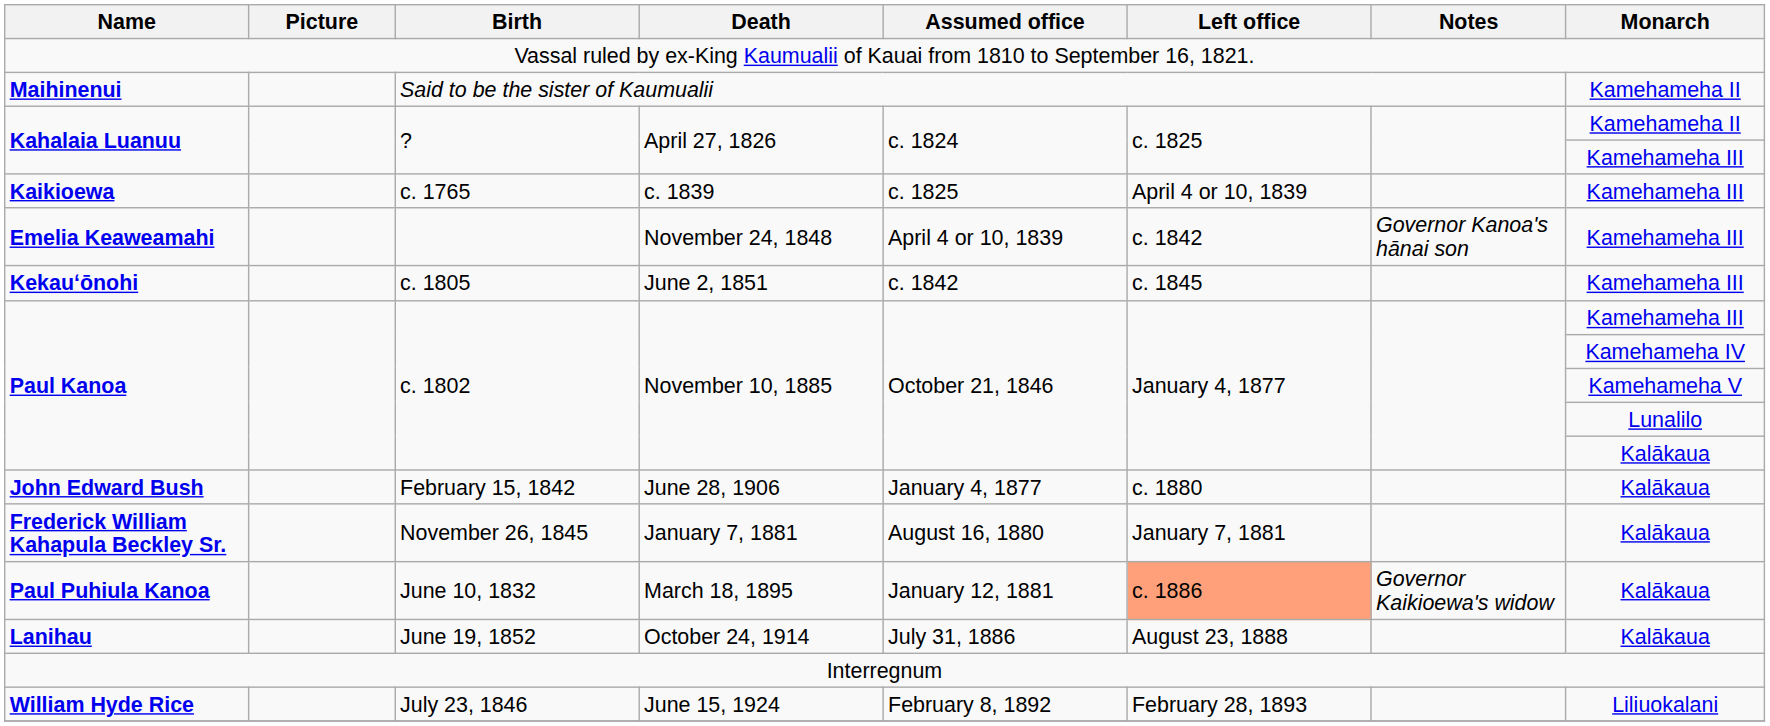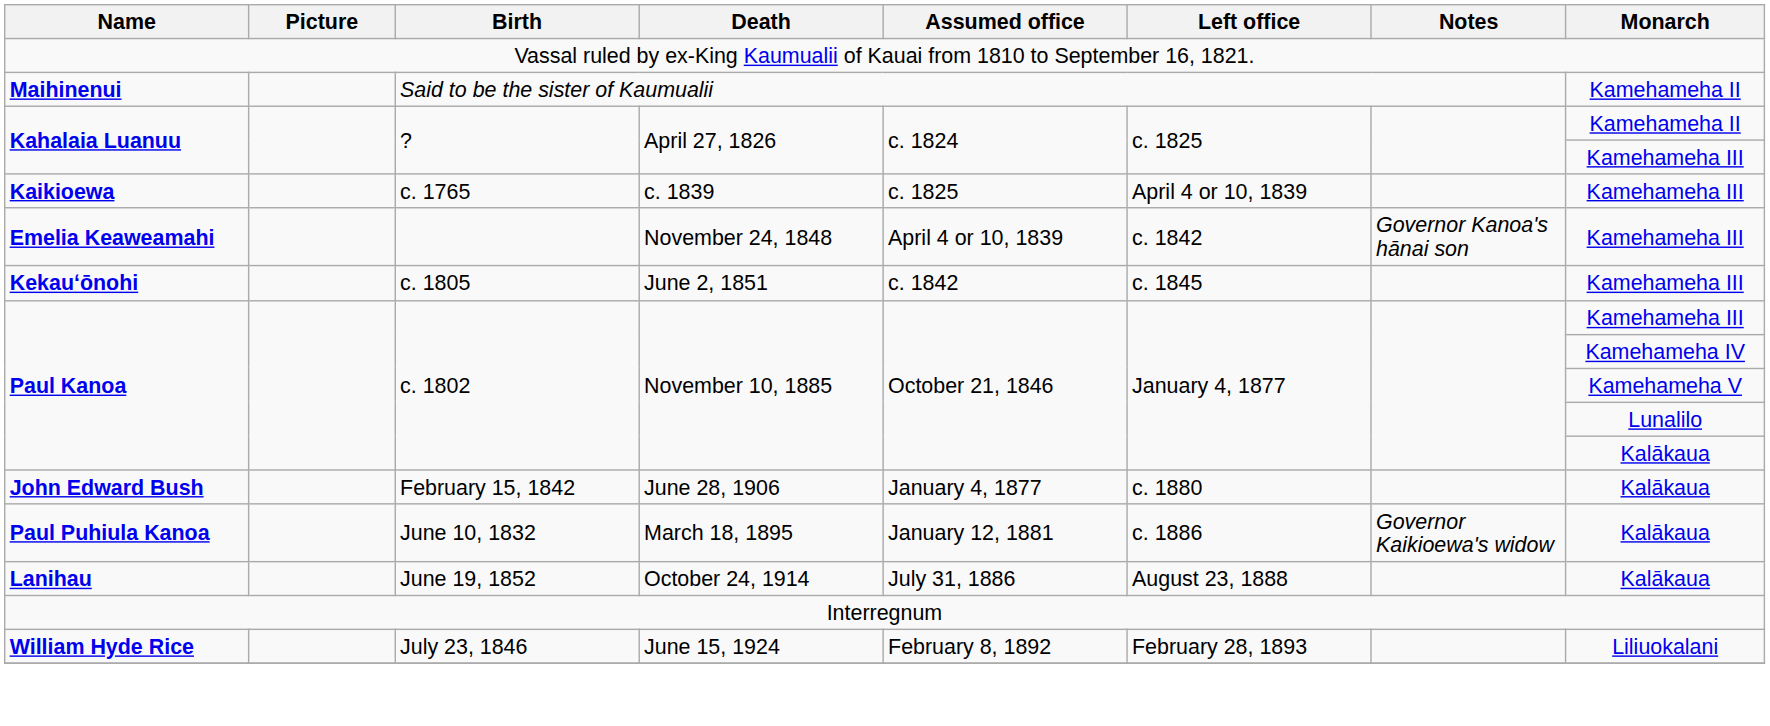- row: (118, 533)
(1167, 591) lightsalmon background -> (1167, 533) no background
